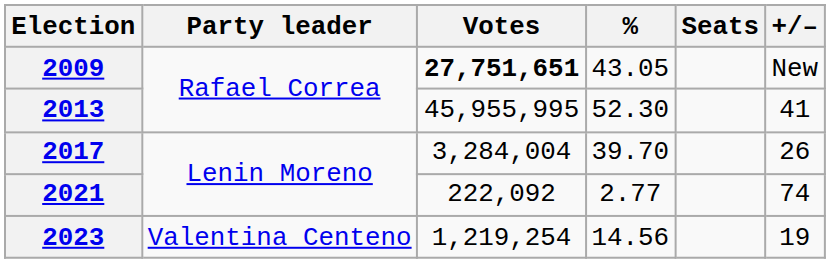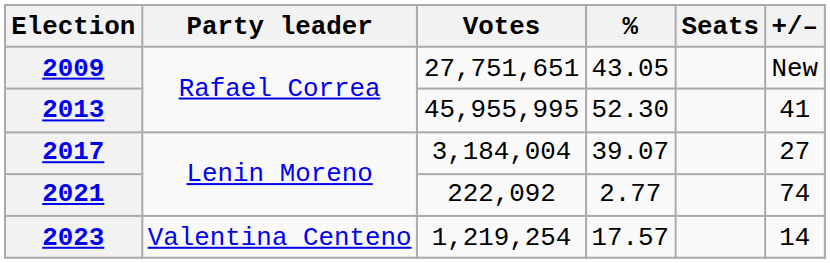(502, 68) bold -> (502, 68) normal
(502, 153) 3,284,004 -> (502, 153) 3,184,004
(630, 153) 39.70 -> (630, 153) 39.07
(795, 153) 26 -> (795, 153) 27
(630, 237) 14.56 -> (630, 237) 17.57
(795, 237) 19 -> (795, 237) 14
